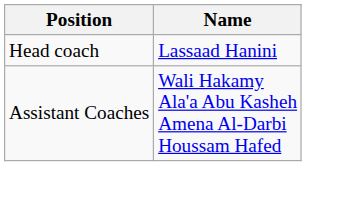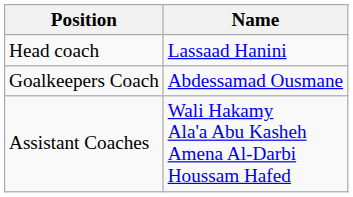+ row: (84, 80)
